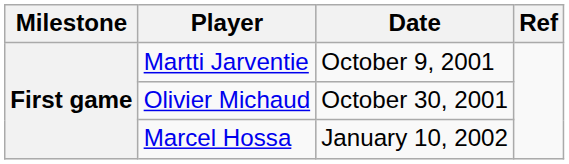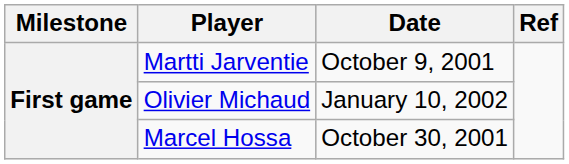(415, 100) October 30, 2001 -> (415, 100) January 10, 2002
(415, 138) January 10, 2002 -> (415, 138) October 30, 2001
